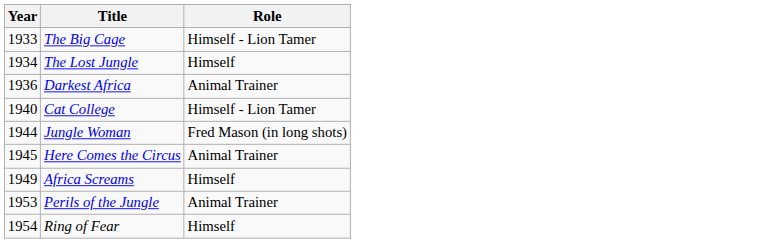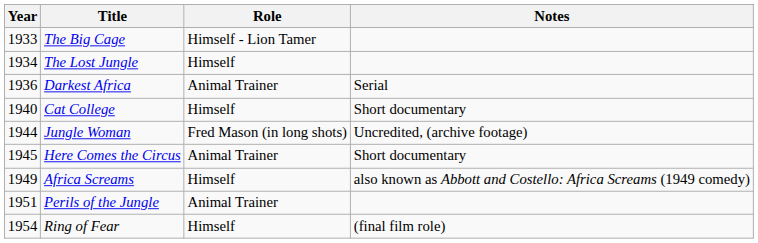+ column: (552, 16)
(252, 109) Himself - Lion Tamer -> (211, 109) Himself
(23, 202) 1953 -> (23, 202) 1951
